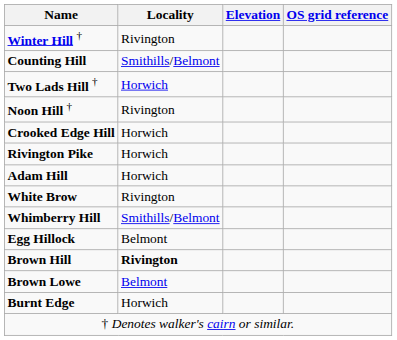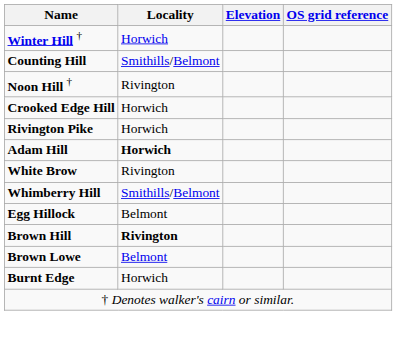(148, 38) Rivington -> (145, 38) Horwich
- row: (53, 84)
(145, 175) normal -> (146, 150) bold
